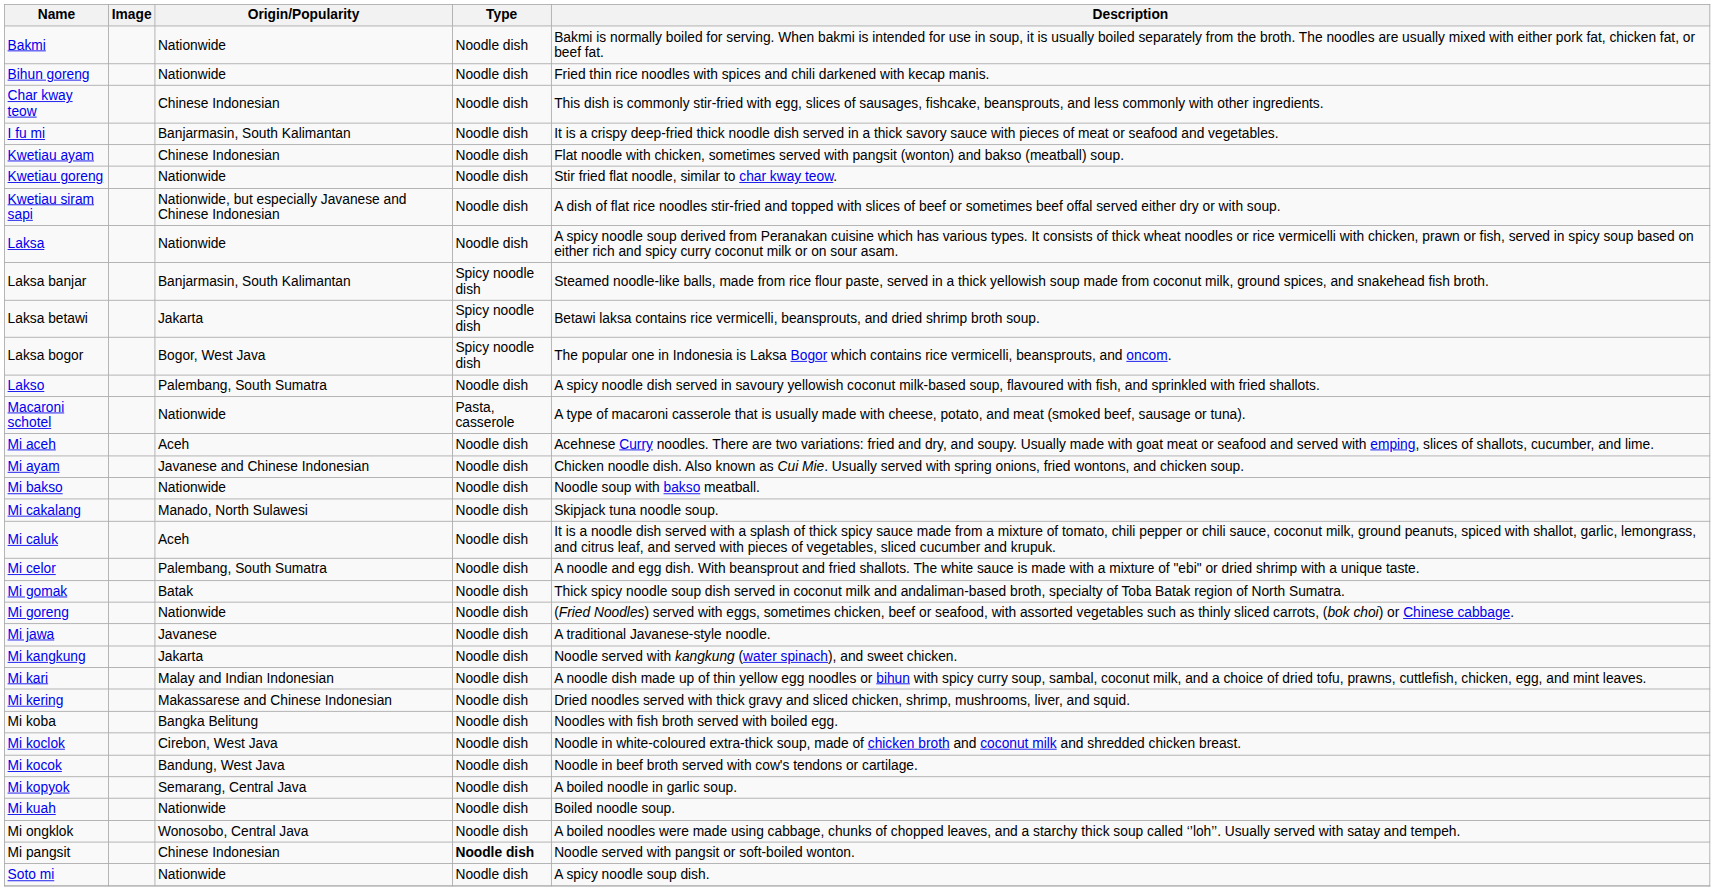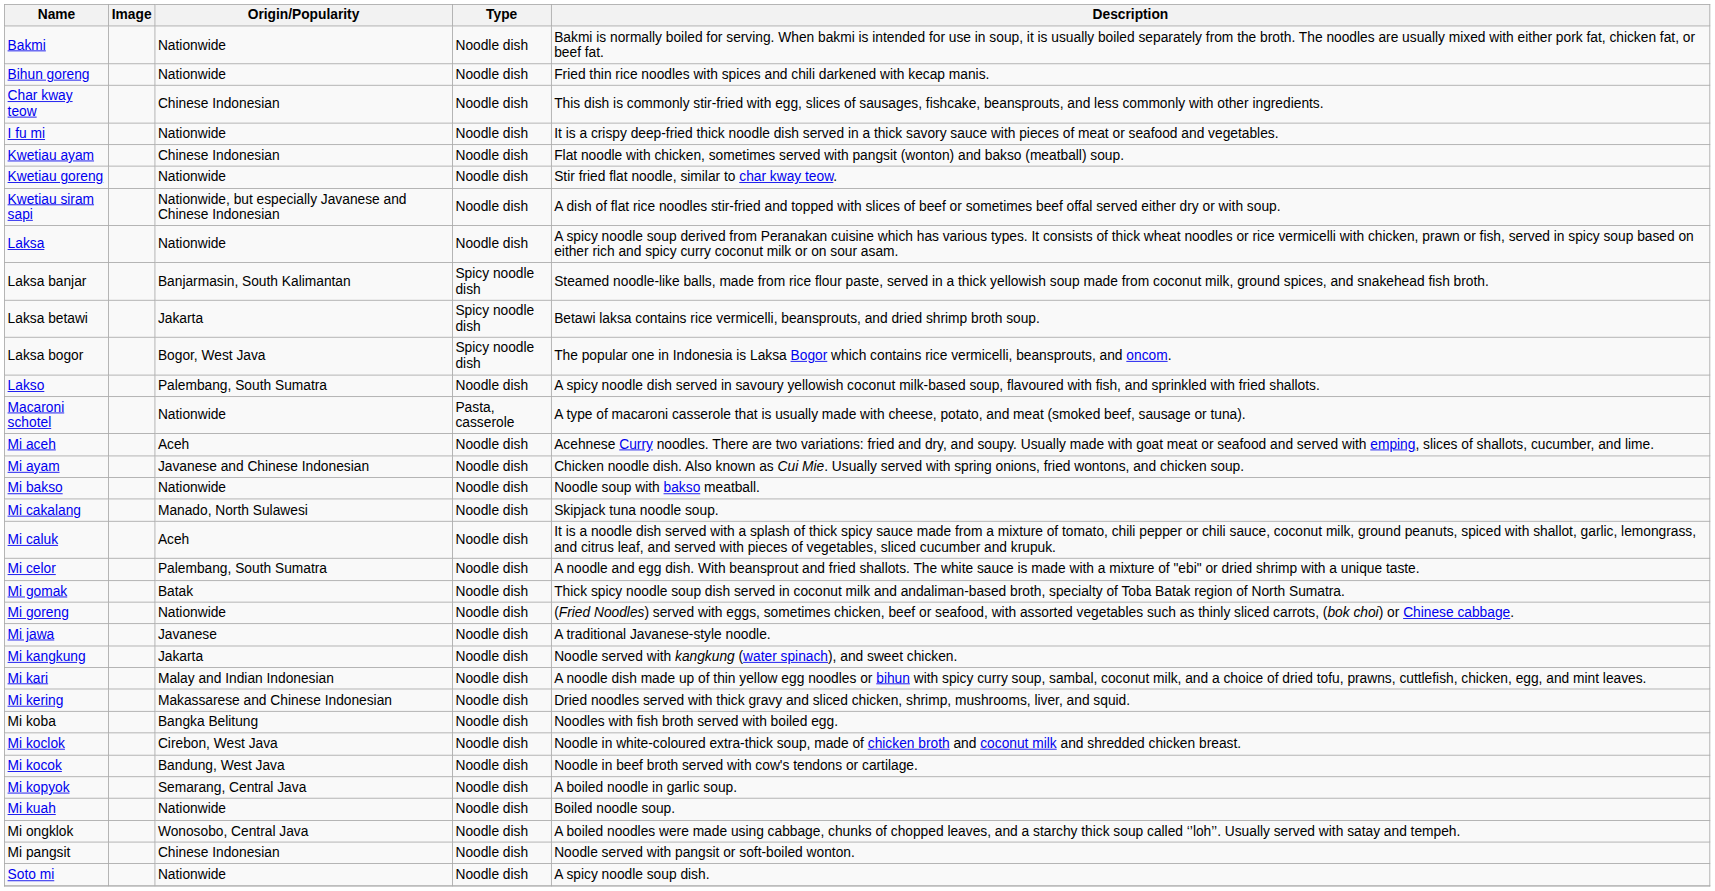(254, 133) Banjarmasin, South Kalimantan -> (192, 133) Nationwide
(495, 853) bold -> (492, 853) normal
